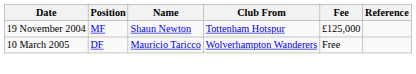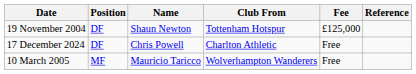(98, 28) MF -> (97, 28) DF
+ row: (46, 45)
(97, 45) DF -> (98, 61) MF
